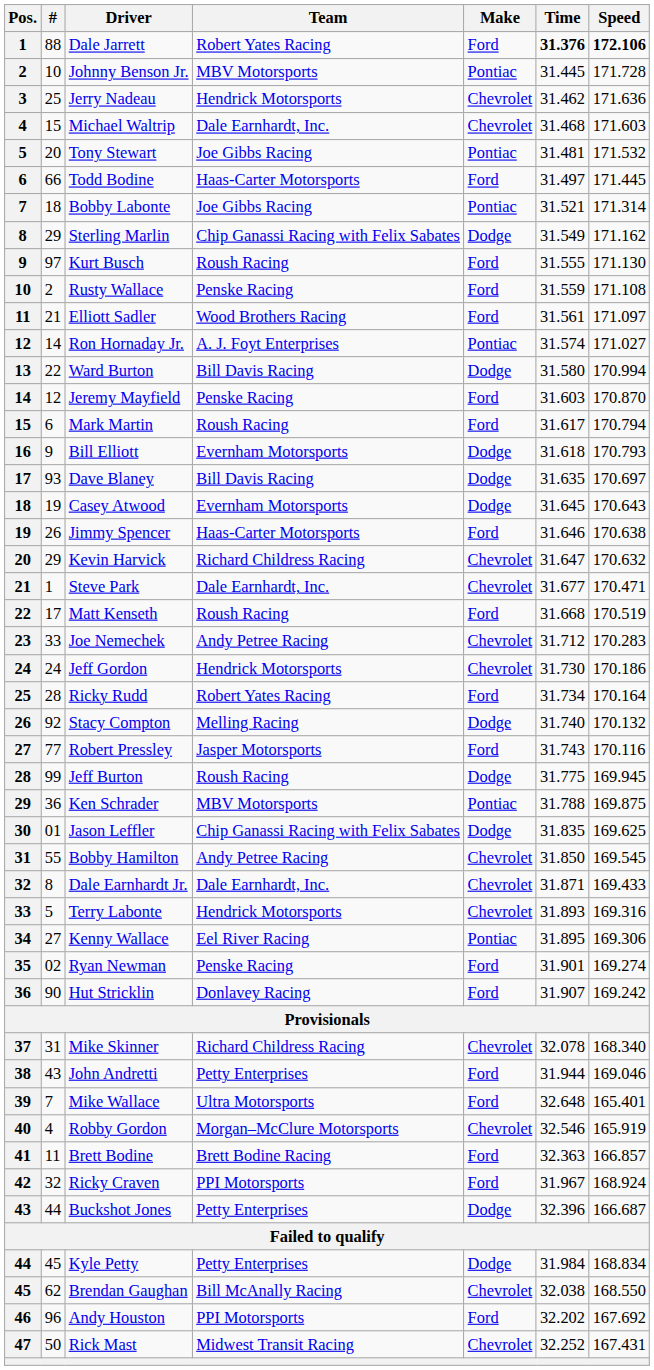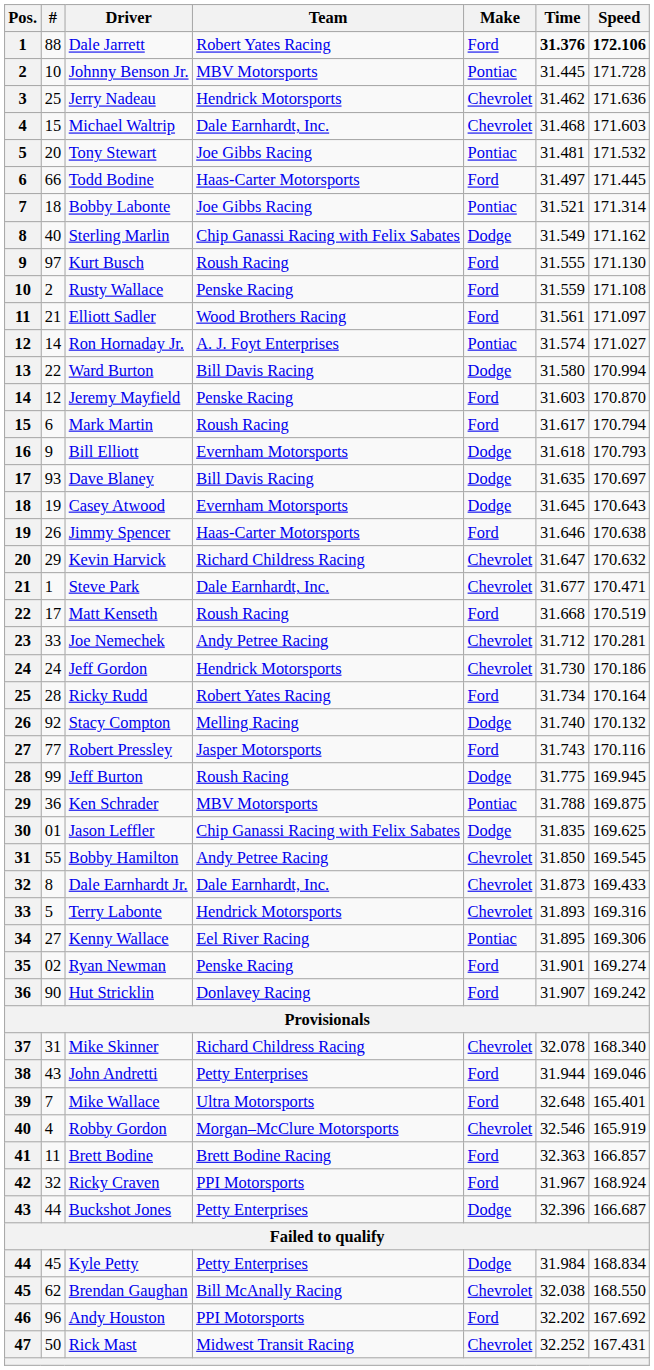(53, 234) 29 -> (53, 234) 40
(619, 640) 170.283 -> (619, 640) 170.281
(562, 884) 31.871 -> (562, 884) 31.873
